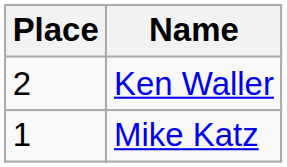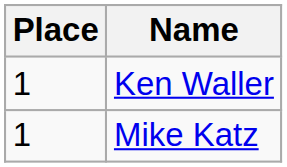(22, 82) 2 -> (22, 82) 1
